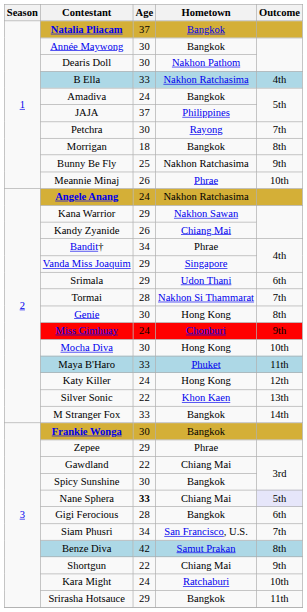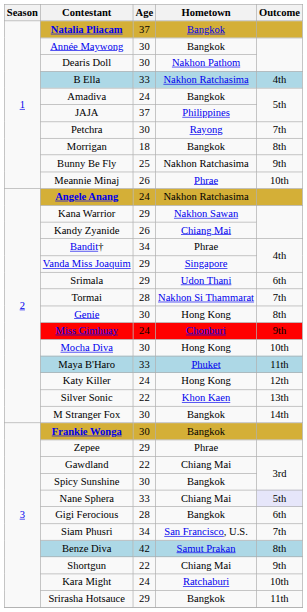(144, 414) 33 -> (144, 414) 30
(144, 498) bold -> (144, 498) normal
